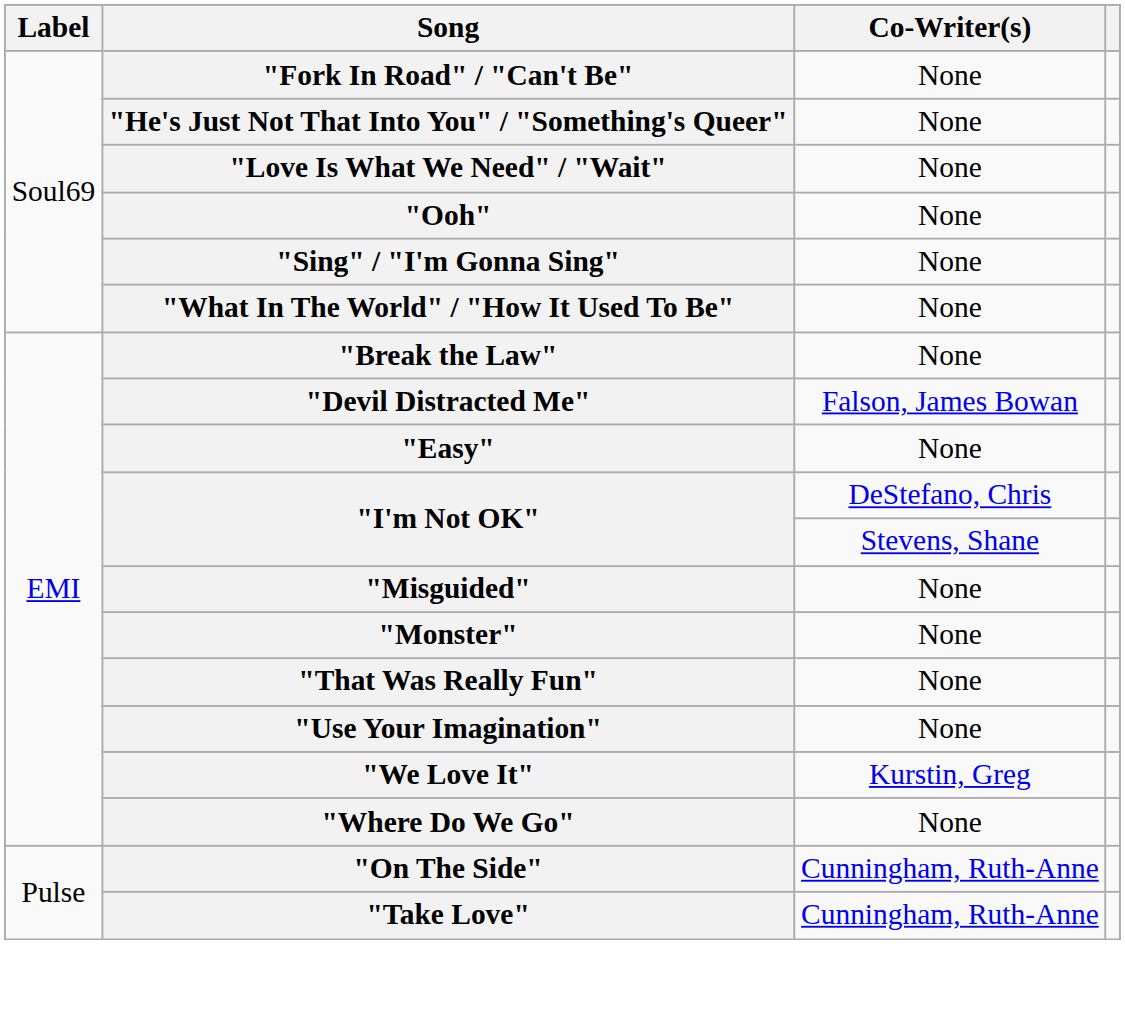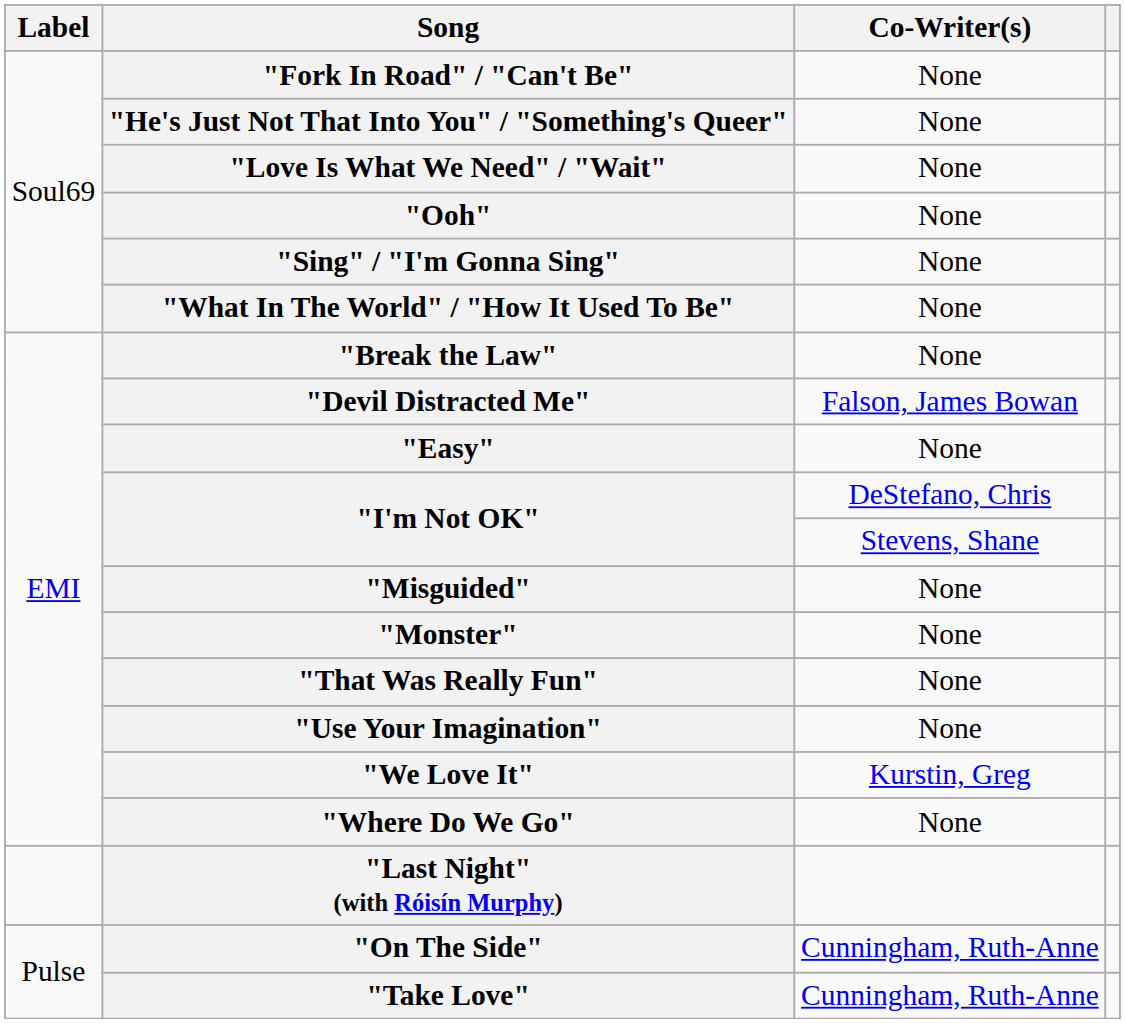+ row: (448, 884)
